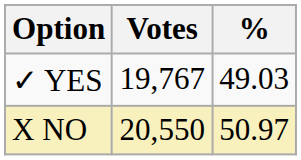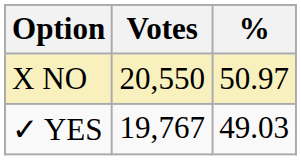rows swapped: (50, 129) <-> (57, 80)
